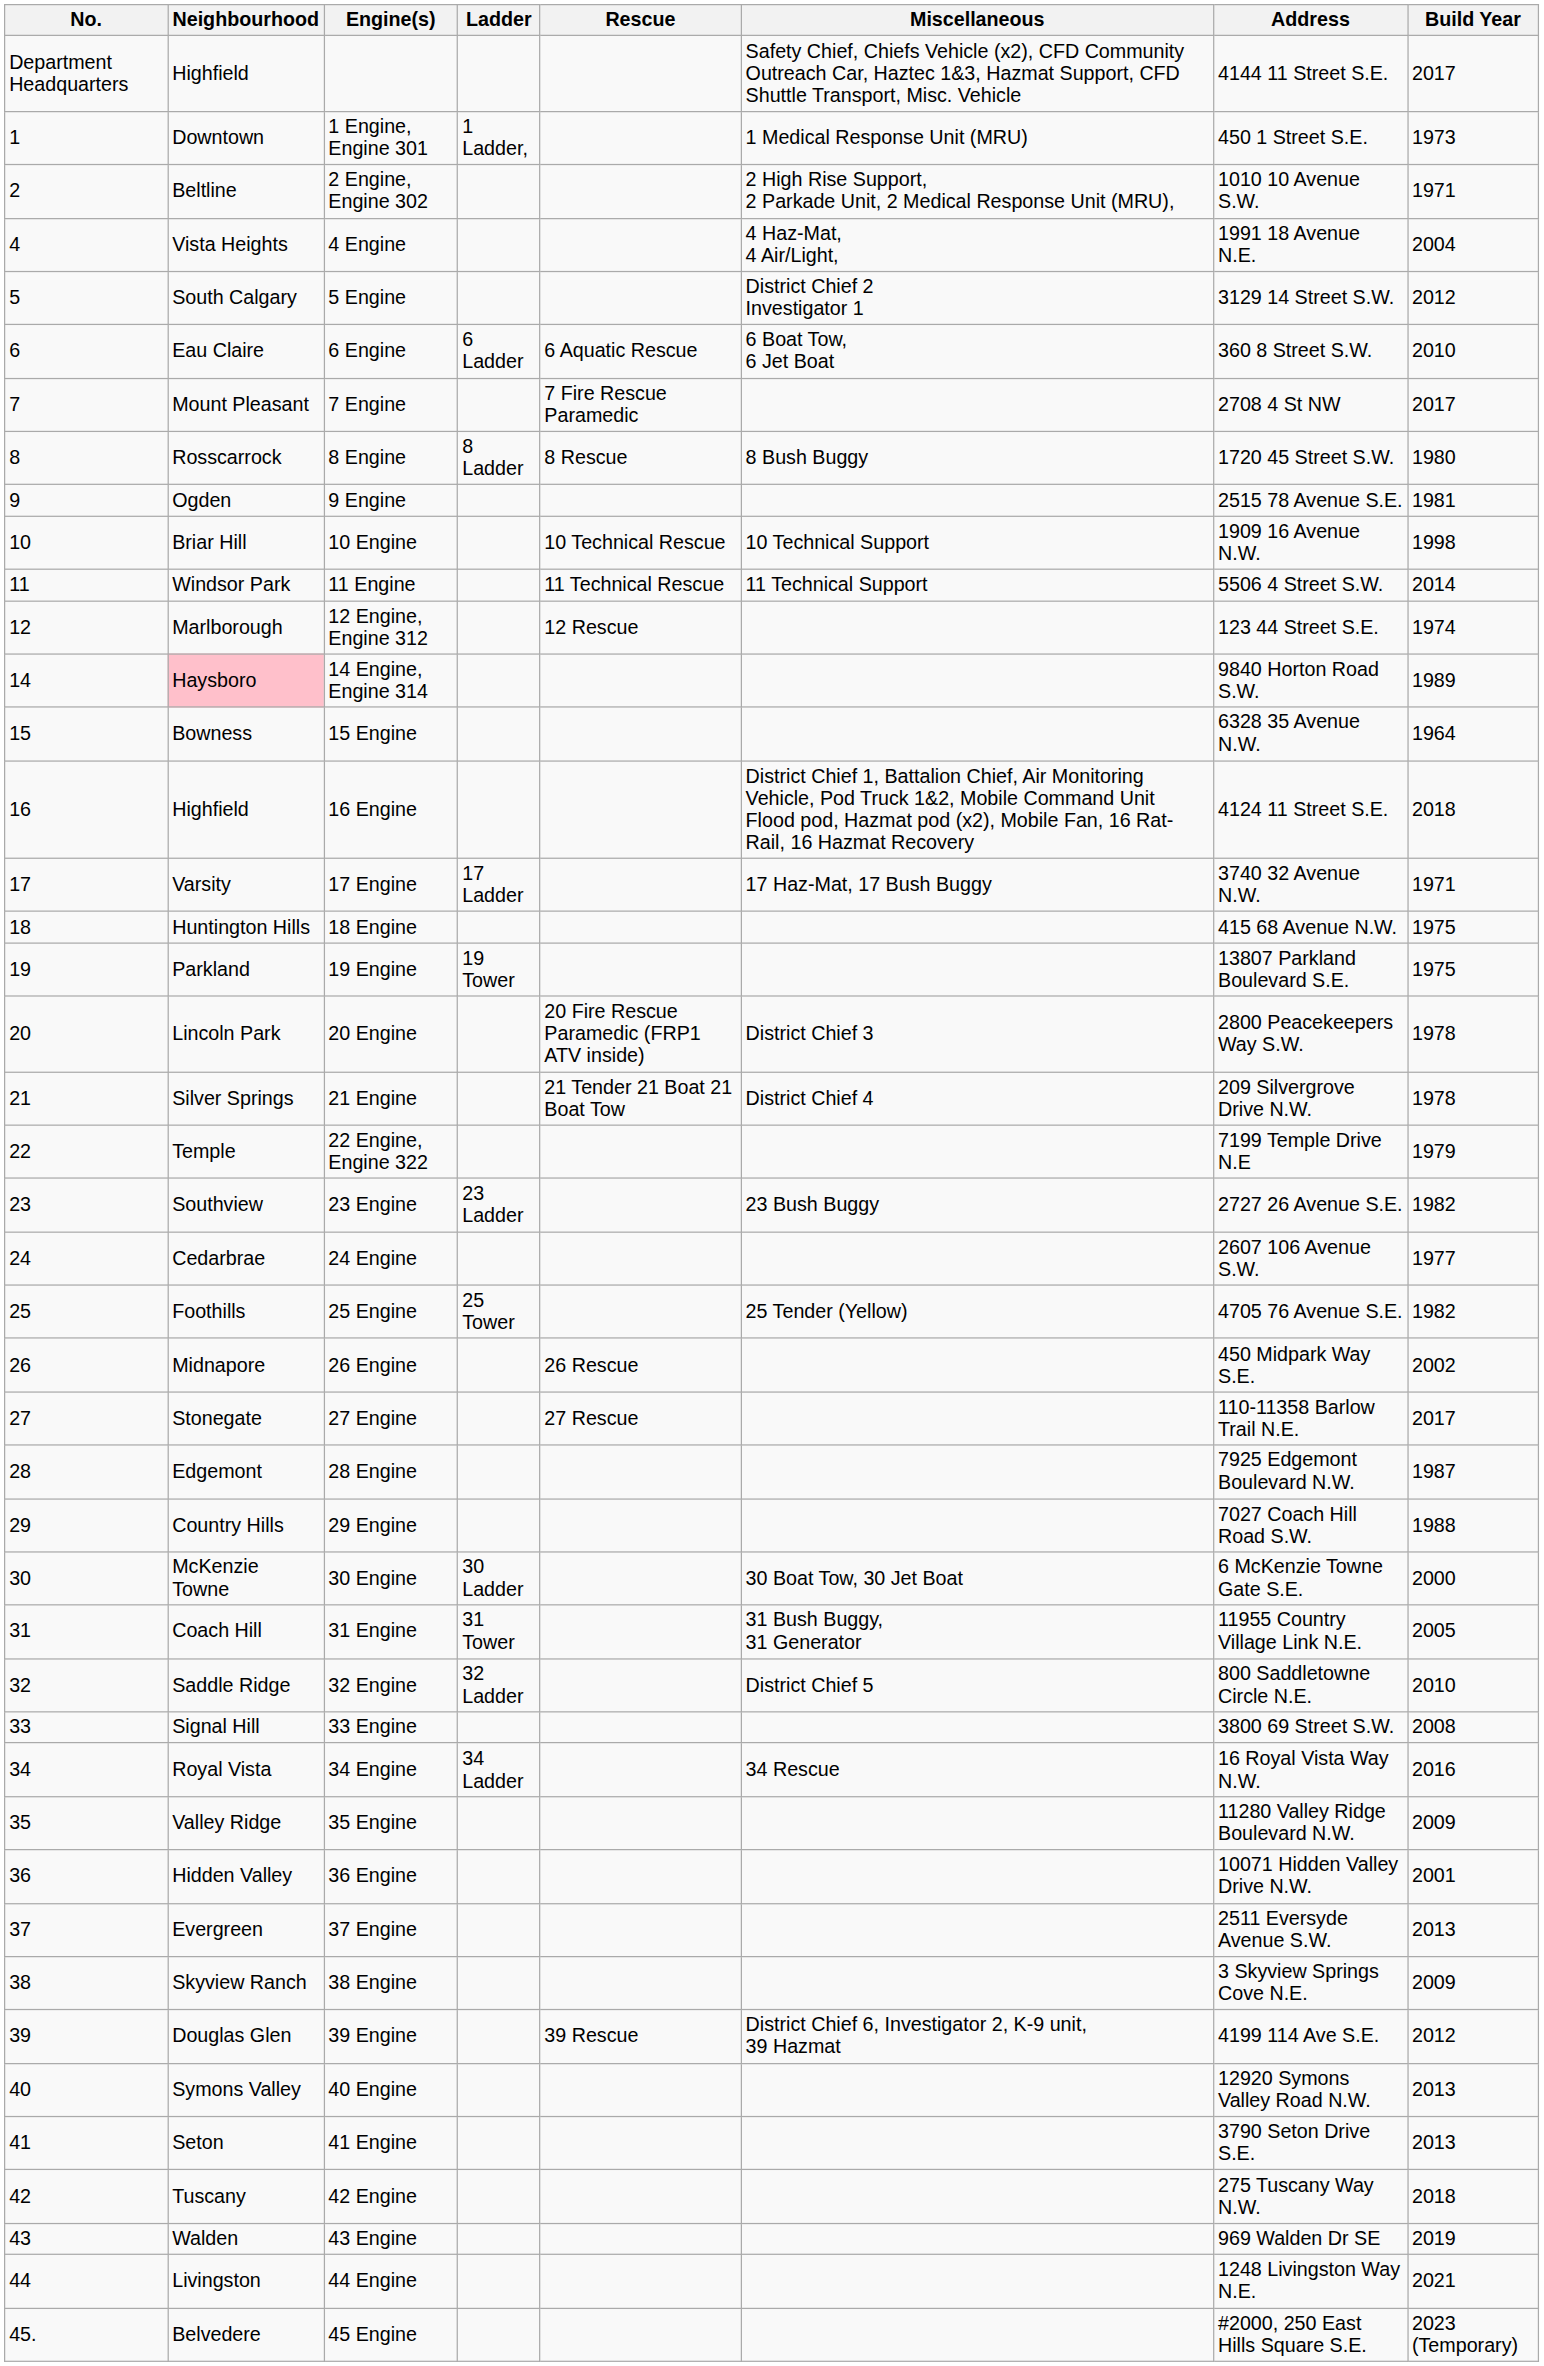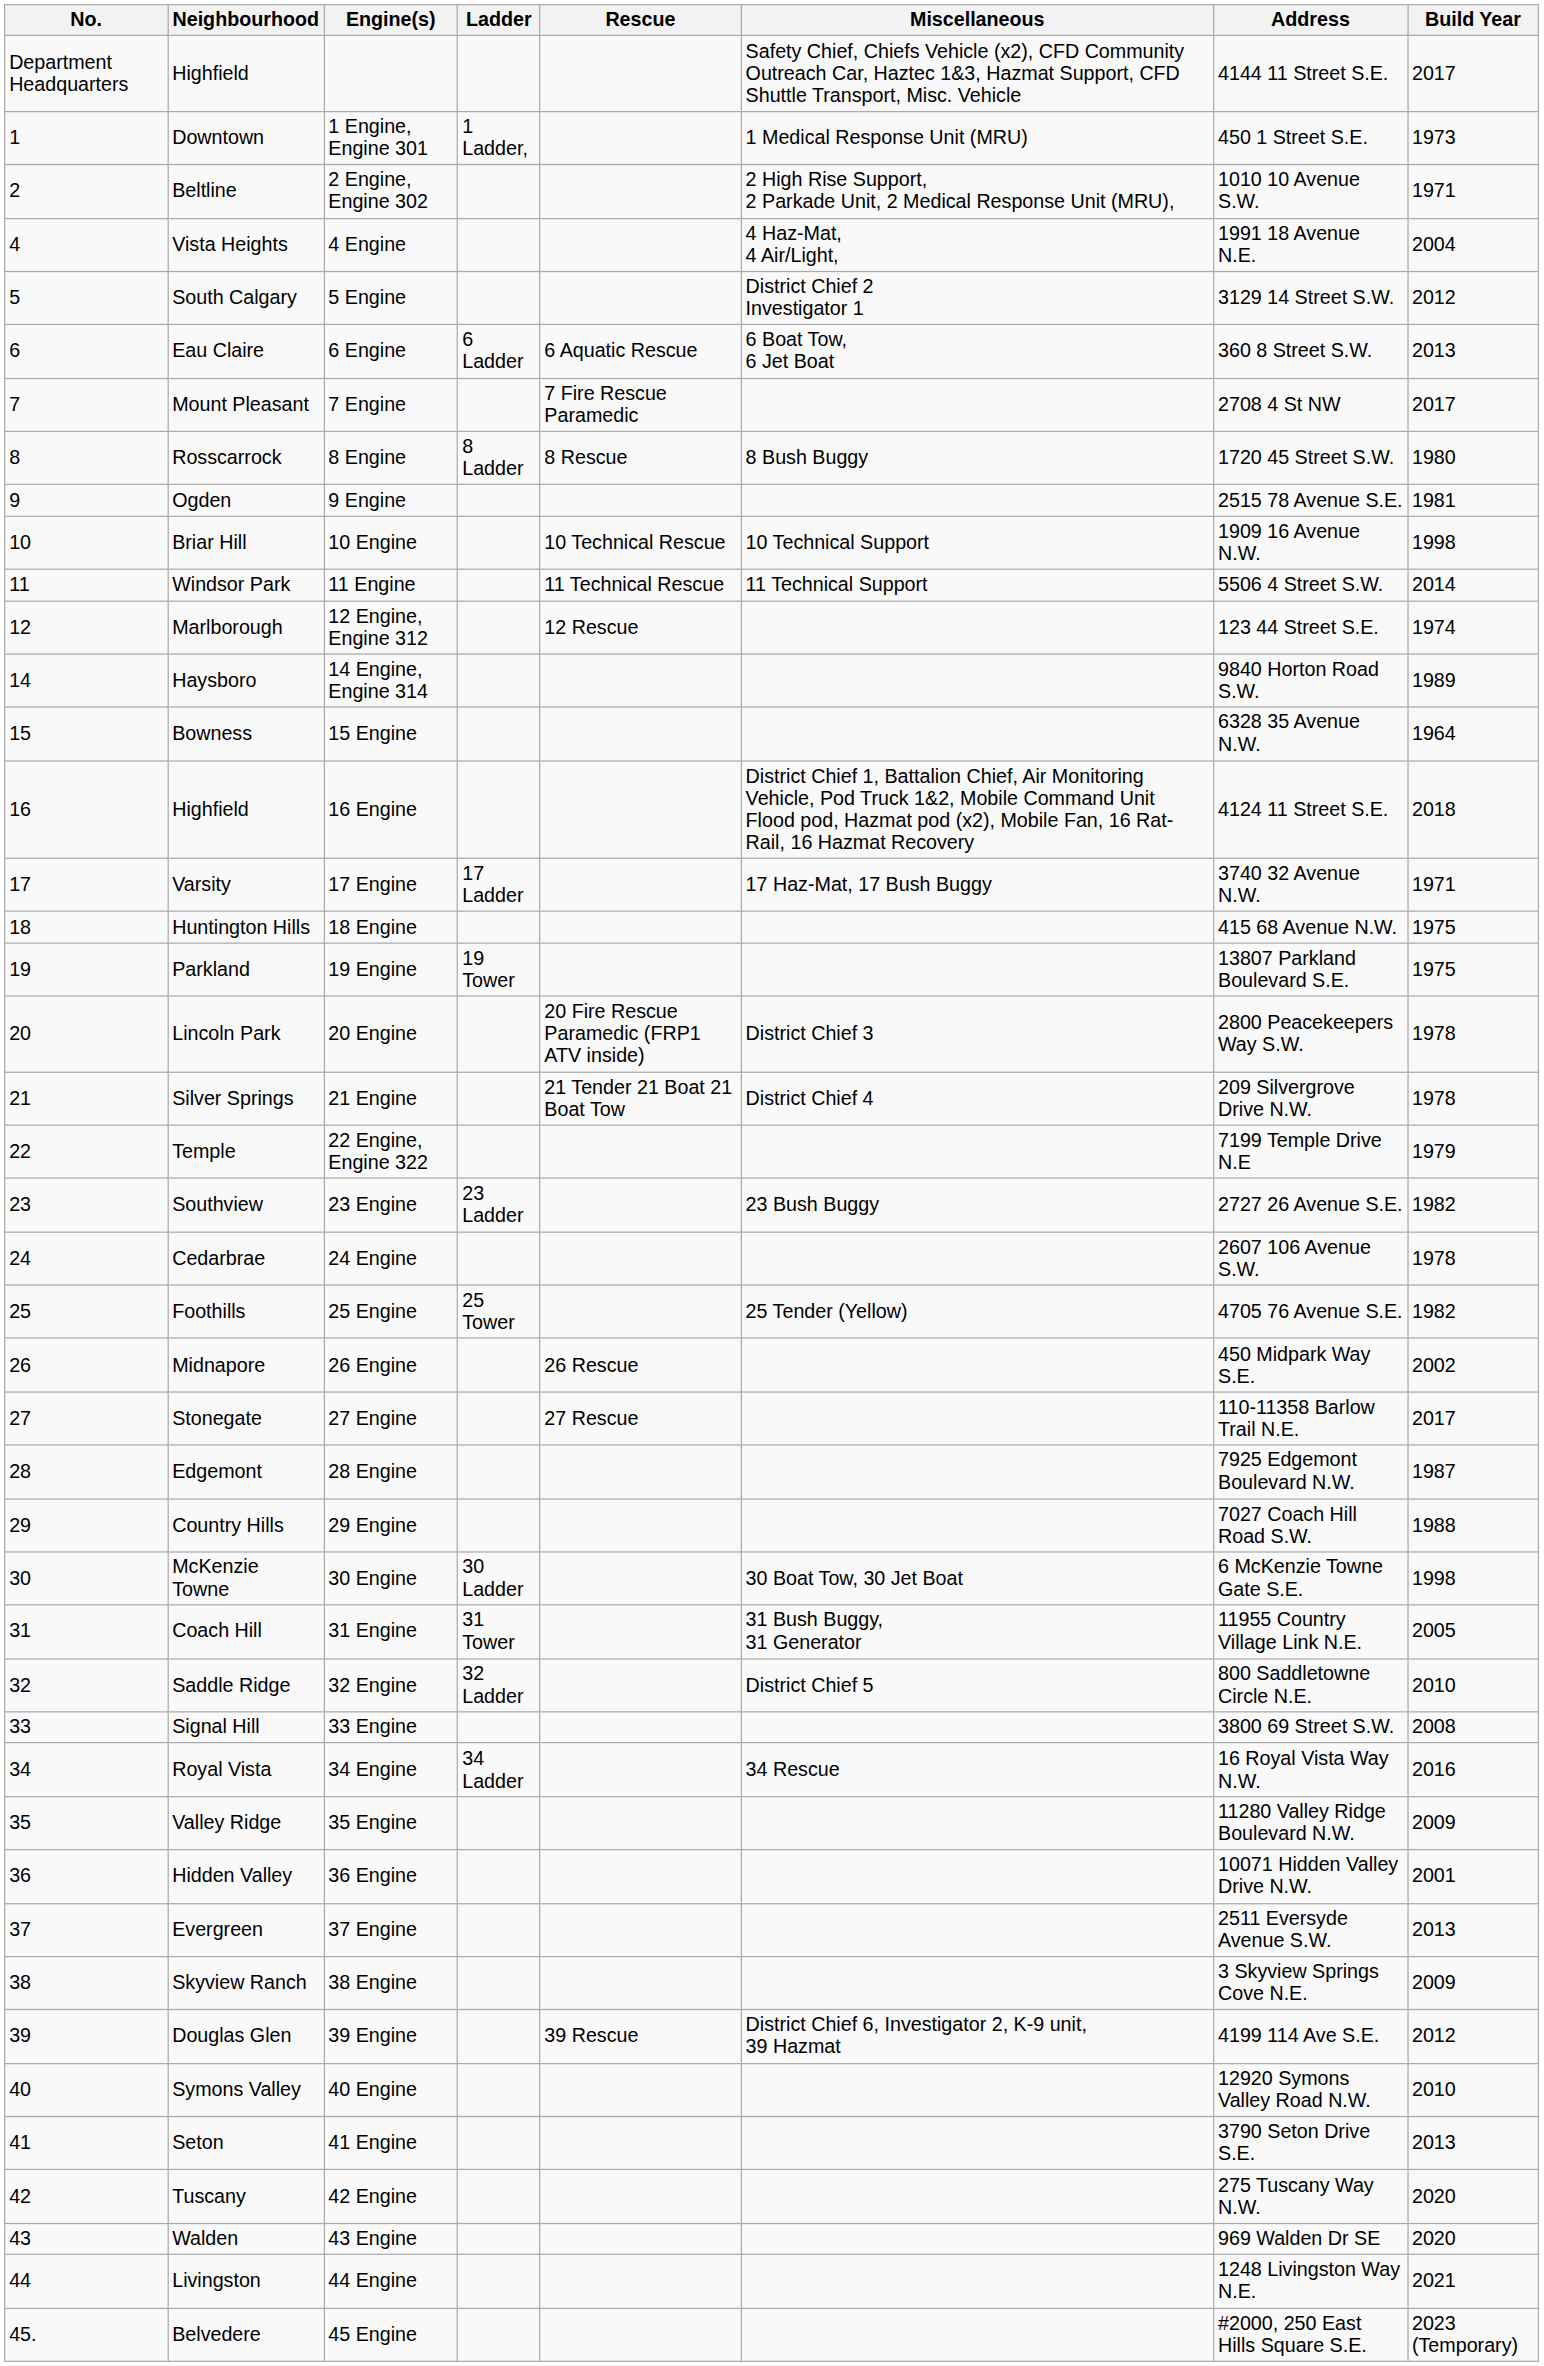(1434, 351) 2010 -> (1434, 351) 2013
(214, 680) pink background -> (214, 680) no background
(1434, 1258) 1977 -> (1434, 1258) 1978
(1434, 1578) 2000 -> (1434, 1578) 1998
(1434, 2089) 2013 -> (1434, 2089) 2010
(1434, 2196) 2018 -> (1434, 2196) 2020
(1434, 2238) 2019 -> (1434, 2238) 2020
